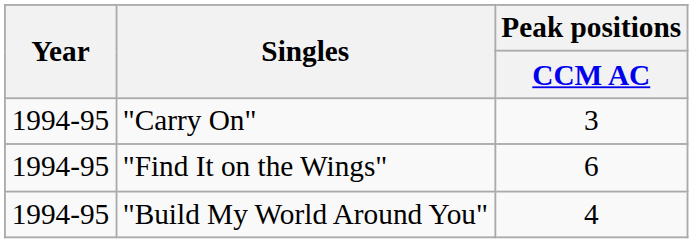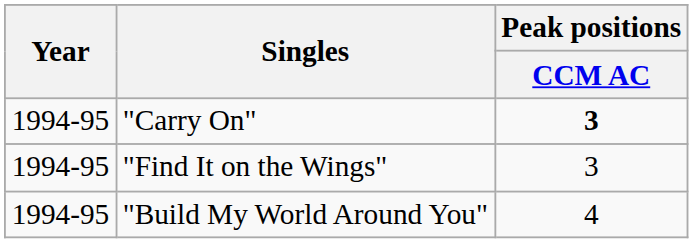(591, 120) normal -> (591, 120) bold
(591, 167) 6 -> (591, 167) 3
